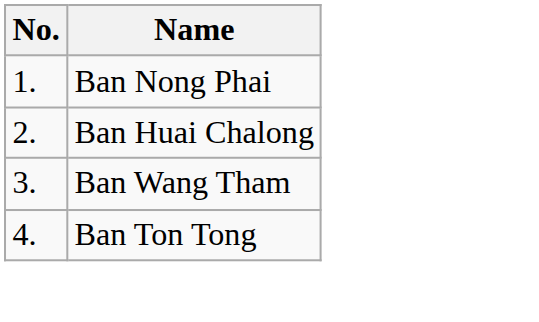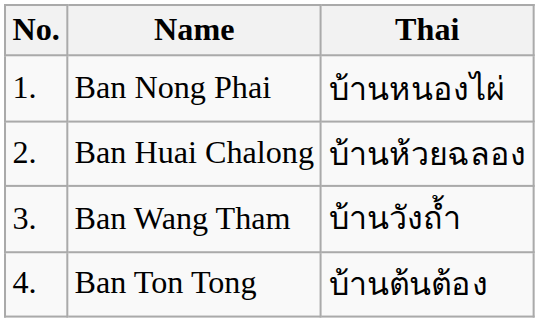+ column: (427, 30)
